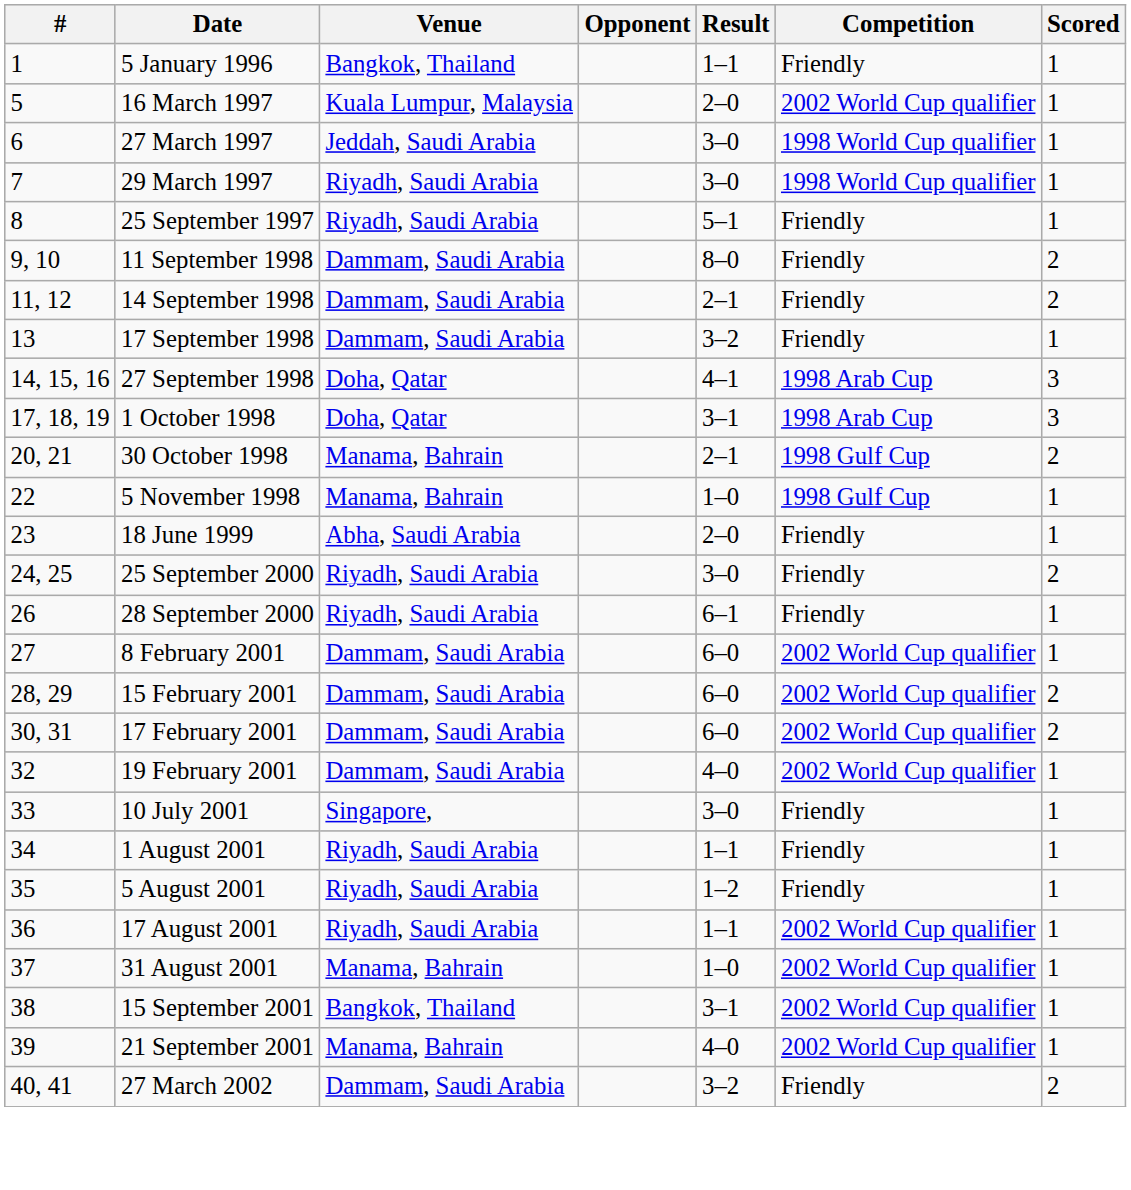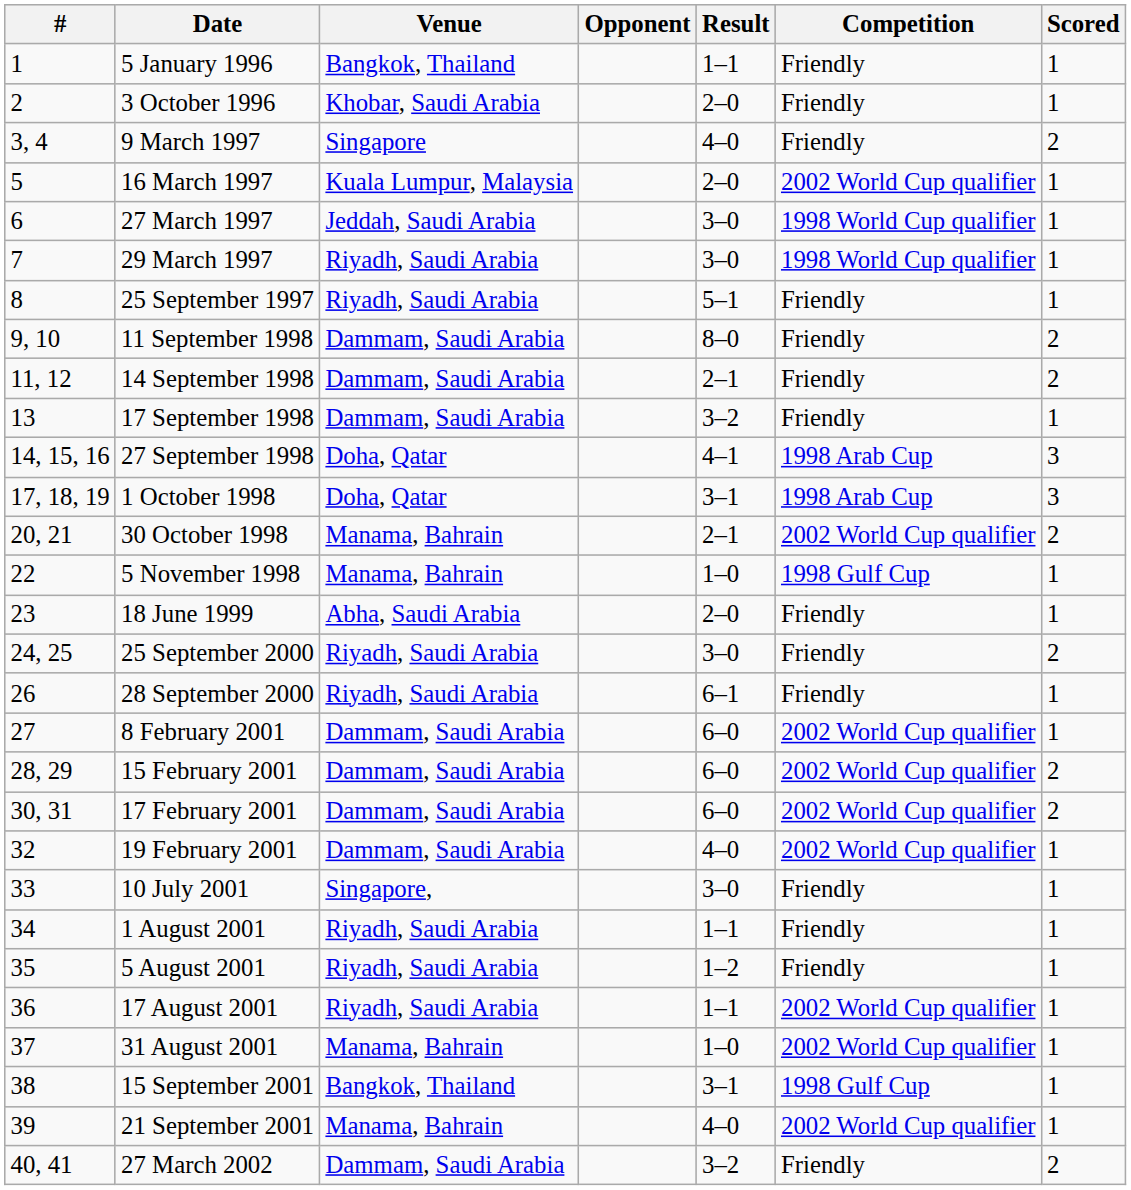+ row: (198, 102)
+ row: (191, 142)
(855, 456) 1998 Gulf Cup -> (908, 535) 2002 World Cup qualifier
(908, 1007) 2002 World Cup qualifier -> (855, 1086) 1998 Gulf Cup
